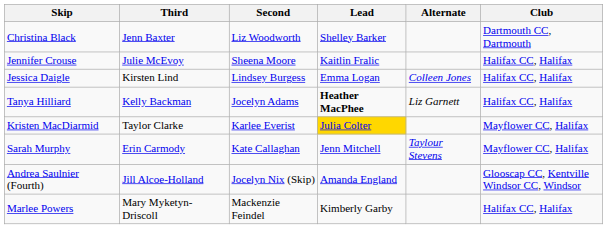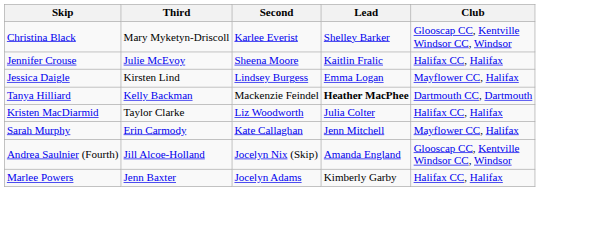- column: (443, 13)
(148, 36) Jenn Baxter -> (176, 36) Mary Myketyn-Driscoll
(266, 36) Liz Woodworth -> (266, 36) Karlee Everist
(517, 36) Dartmouth CC, Dartmouth -> (467, 36) Glooscap CC, Kentville Windsor CC, Windsor
(528, 78) Halifax CC, Halifax -> (466, 78) Mayflower CC, Halifax
(265, 101) Jocelyn Adams -> (277, 95) Mackenzie Feindel
(528, 101) Halifax CC, Halifax -> (473, 95) Dartmouth CC, Dartmouth
(263, 125) Karlee Everist -> (269, 113) Liz Woodworth
(346, 125) gold background -> (349, 113) no background
(536, 125) Mayflower CC, Halifax -> (458, 113) Halifax CC, Halifax
(157, 209) Mary Myketyn-Driscoll -> (150, 178) Jenn Baxter
(256, 209) Mackenzie Feindel -> (268, 178) Jocelyn Adams
